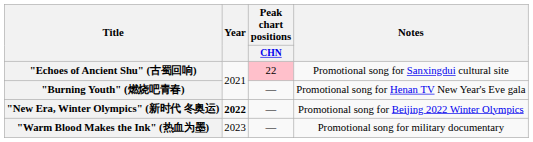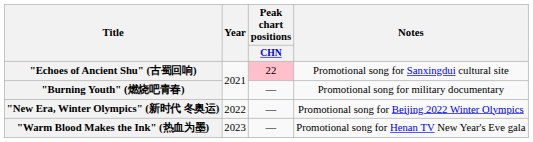(411, 90) Promotional song for Henan TV New Year's Eve gala -> (411, 90) Promotional song for military documentary
(235, 109) bold -> (235, 109) normal
(411, 128) Promotional song for military documentary -> (411, 128) Promotional song for Henan TV New Year's Eve gala
